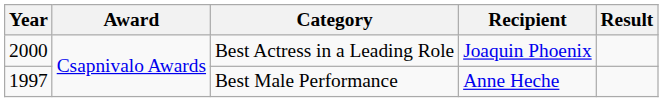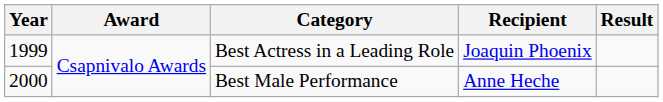(28, 50) 2000 -> (28, 50) 1999
(28, 81) 1997 -> (28, 81) 2000
